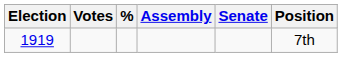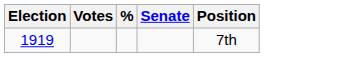- column: (176, 16)
